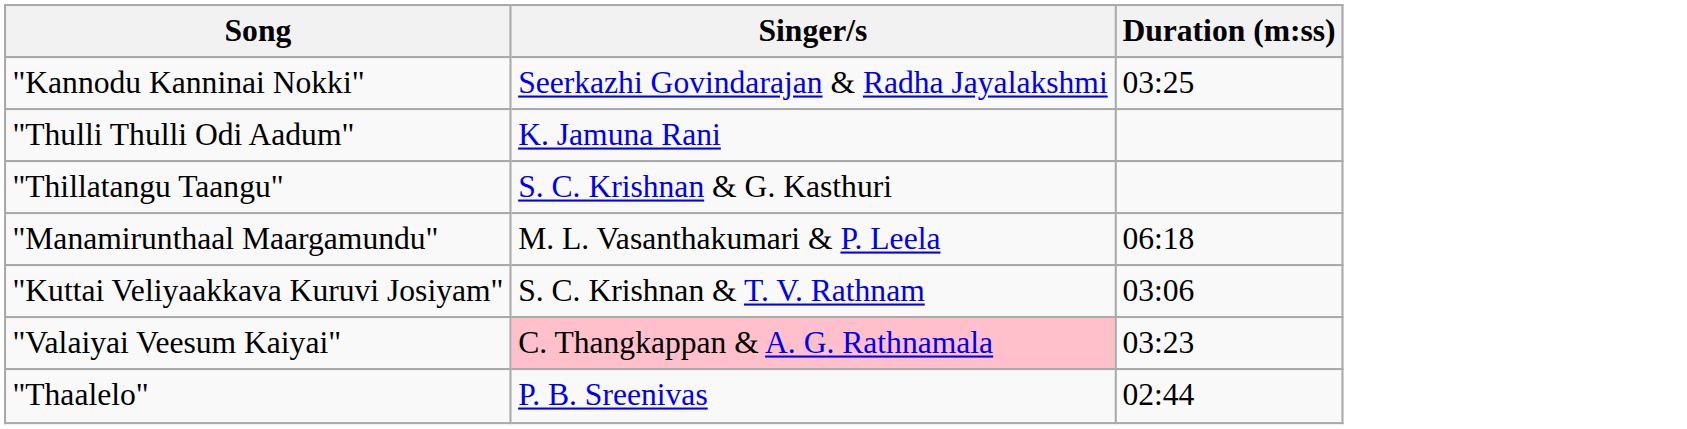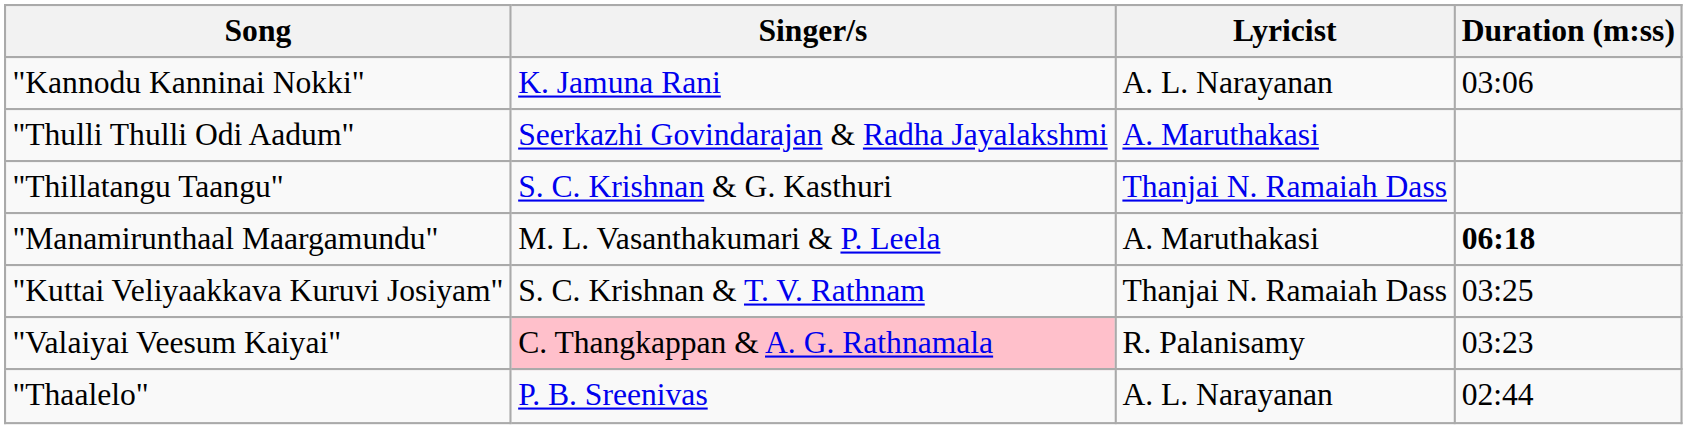+ column: (1285, 30)
(813, 82) Seerkazhi Govindarajan & Radha Jayalakshmi -> (619, 82) K. Jamuna Rani
(1158, 82) 03:25 -> (1498, 82) 03:06
(619, 135) K. Jamuna Rani -> (813, 135) Seerkazhi Govindarajan & Radha Jayalakshmi
(1158, 239) normal -> (1499, 239) bold
(1158, 291) 03:06 -> (1498, 291) 03:25
